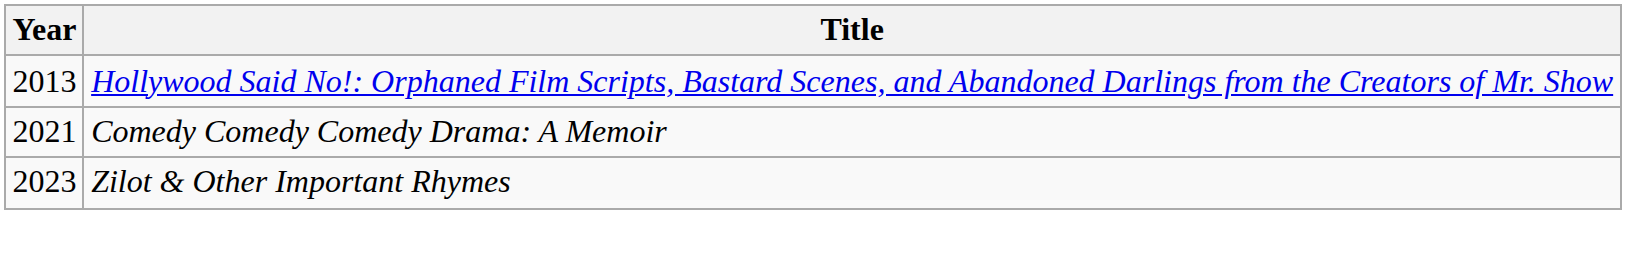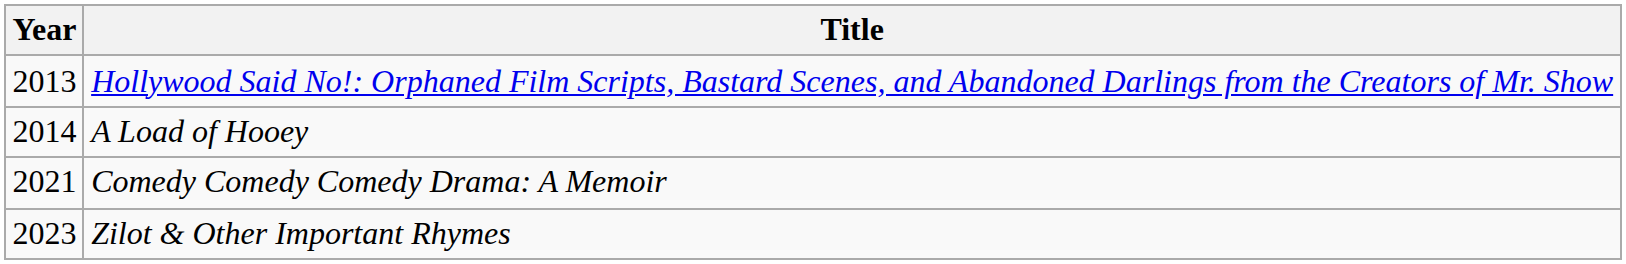+ row: (200, 131)
